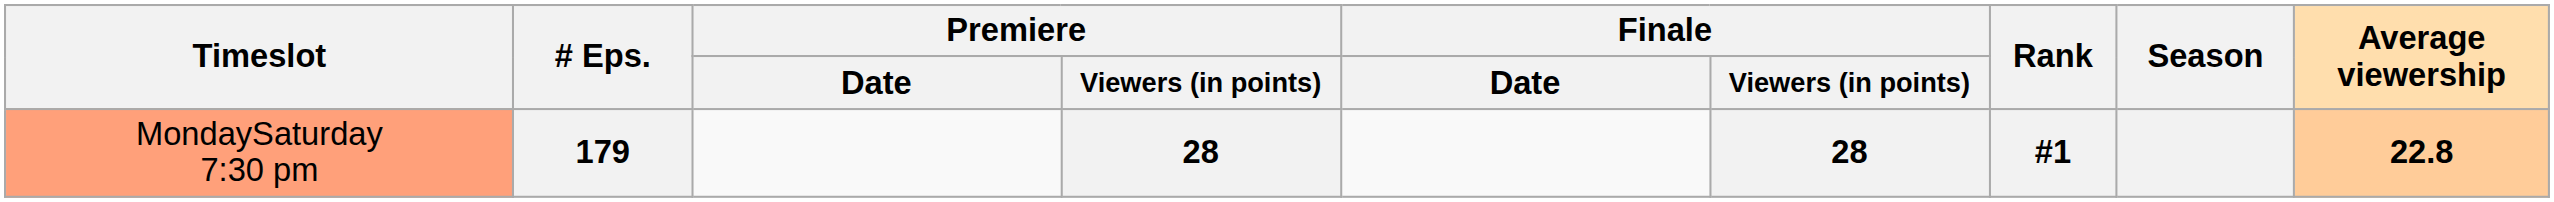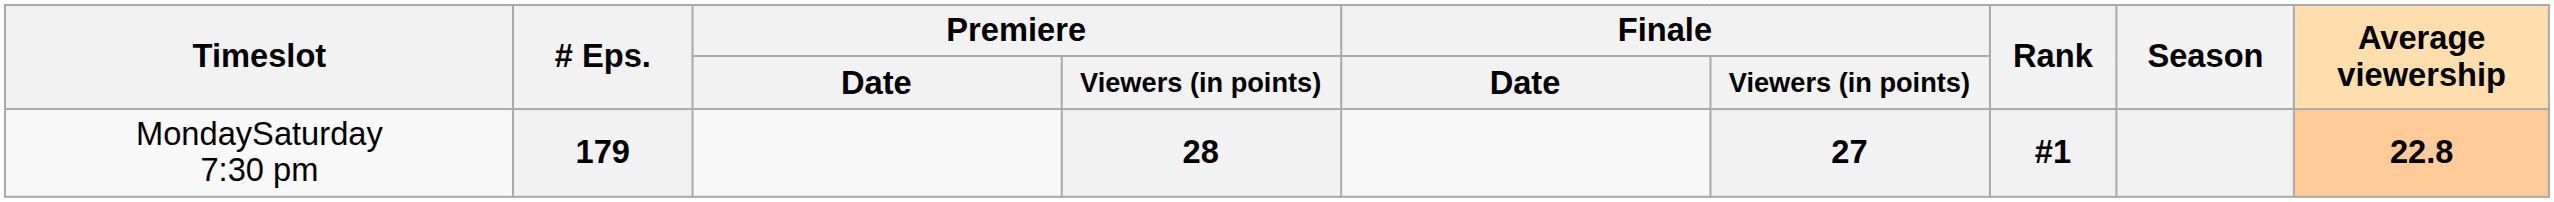(259, 152) lightsalmon background -> (259, 152) no background
(1849, 152) 28 -> (1849, 152) 27
